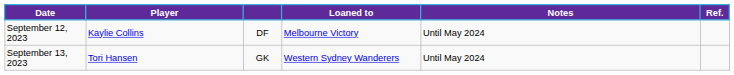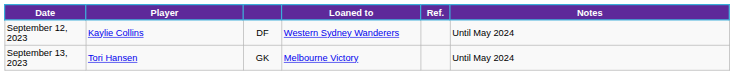columns swapped: (560, 12) <-> (715, 12)
(321, 33) Melbourne Victory -> (341, 33) Western Sydney Wanderers
(341, 58) Western Sydney Wanderers -> (321, 58) Melbourne Victory
